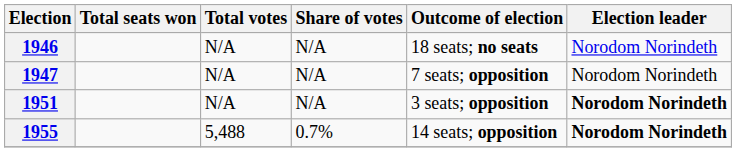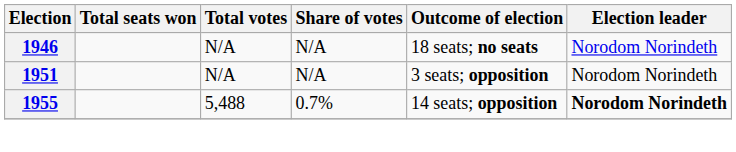- row: (40, 75)
(649, 103) bold -> (644, 75) normal
